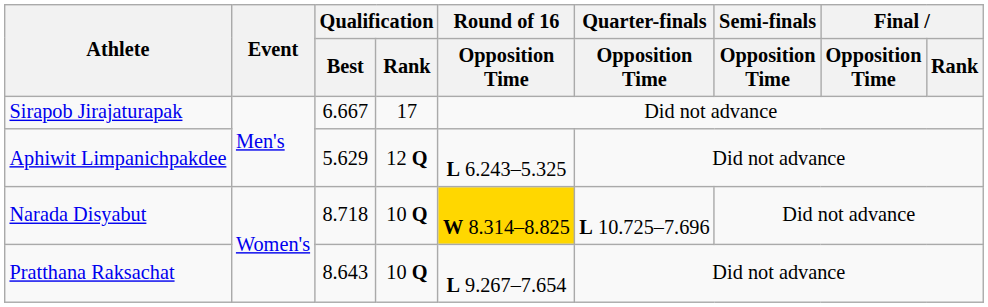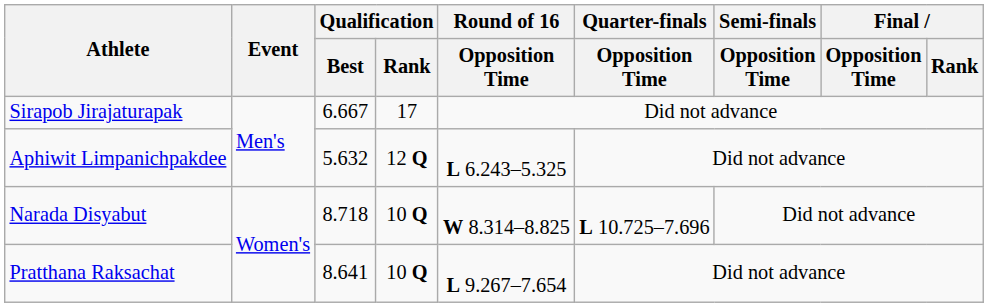(345, 158) 5.629 -> (345, 158) 5.632
(506, 227) gold background -> (506, 227) no background
(345, 272) 8.643 -> (345, 272) 8.641
